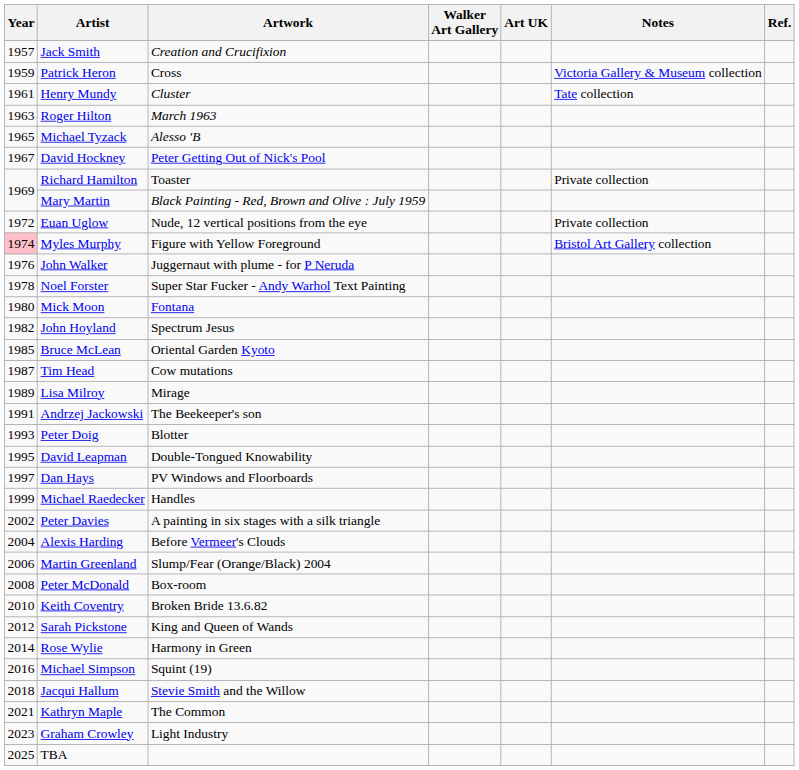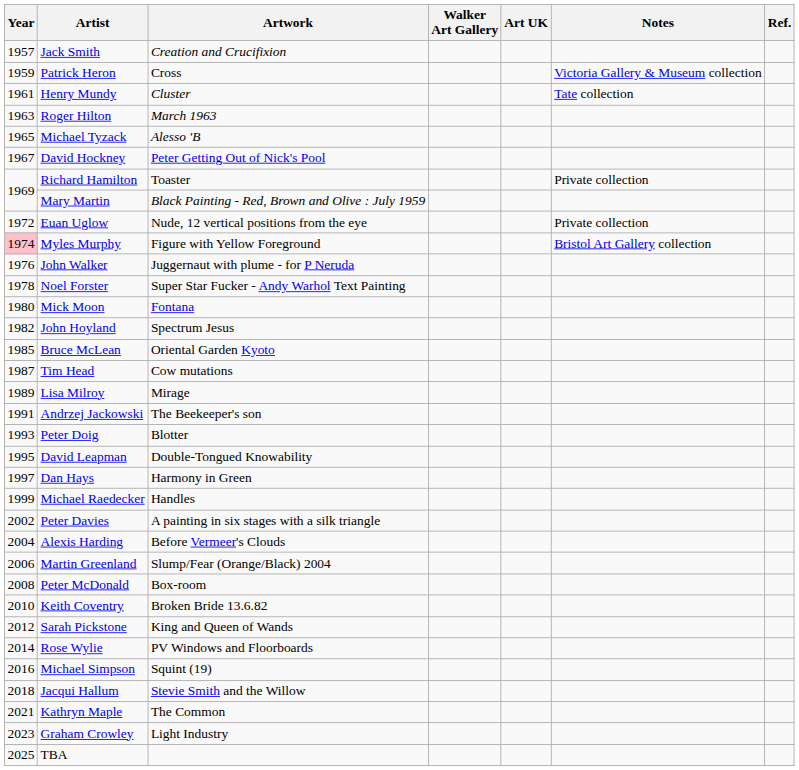(232, 477) PV Windows and Floorboards -> (201, 477) Harmony in Green
(201, 648) Harmony in Green -> (232, 648) PV Windows and Floorboards
